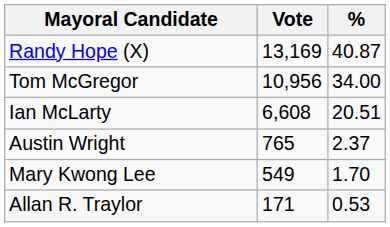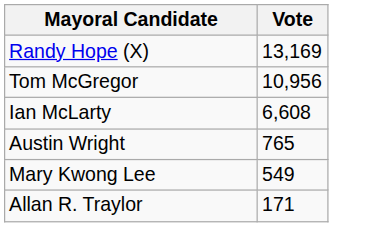- column: (357, 19)
